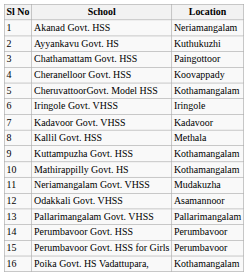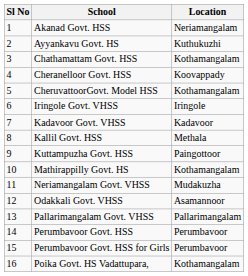(197, 59) Paingottoor -> (207, 59) Kothamangalam
(207, 153) Kothamangalam -> (197, 153) Paingottoor
